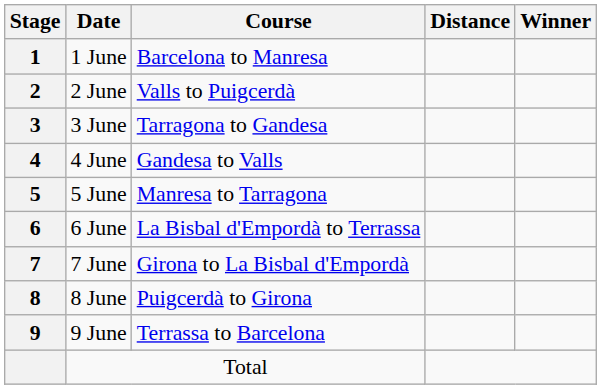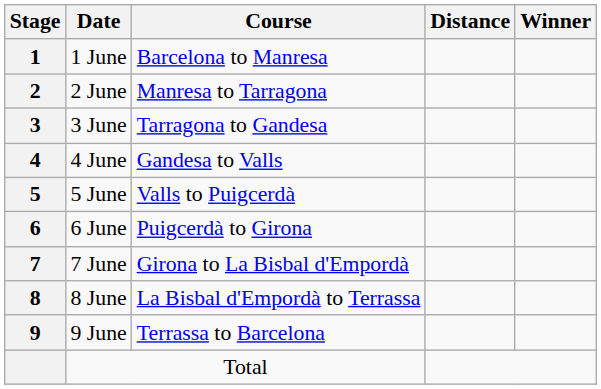(216, 90) Valls to Puigcerdà -> (232, 90) Manresa to Tarragona
(232, 194) Manresa to Tarragona -> (216, 194) Valls to Puigcerdà
(279, 228) La Bisbal d'Empordà to Terrassa -> (224, 228) Puigcerdà to Girona
(224, 297) Puigcerdà to Girona -> (279, 297) La Bisbal d'Empordà to Terrassa
